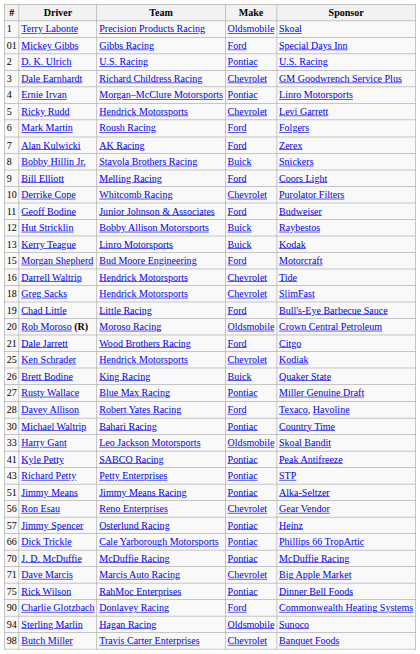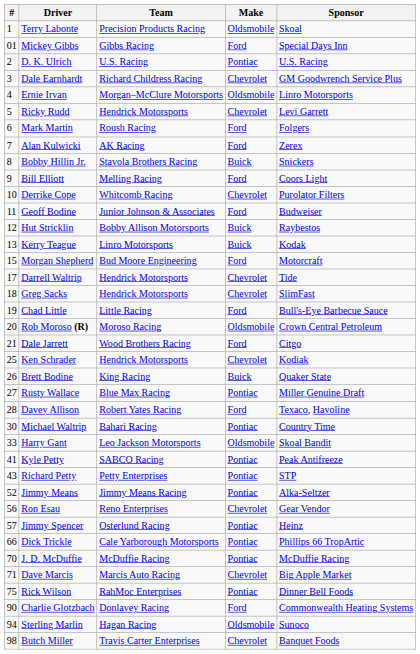(243, 95) Pontiac -> (251, 95) Oldsmobile
(12, 277) 16 -> (12, 277) 17
(12, 492) 51 -> (12, 492) 52
